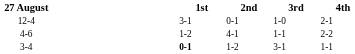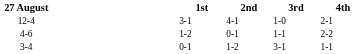(233, 21) 0-1 -> (233, 21) 4-1
(233, 34) 4-1 -> (233, 34) 0-1
(185, 47) bold -> (185, 47) normal
